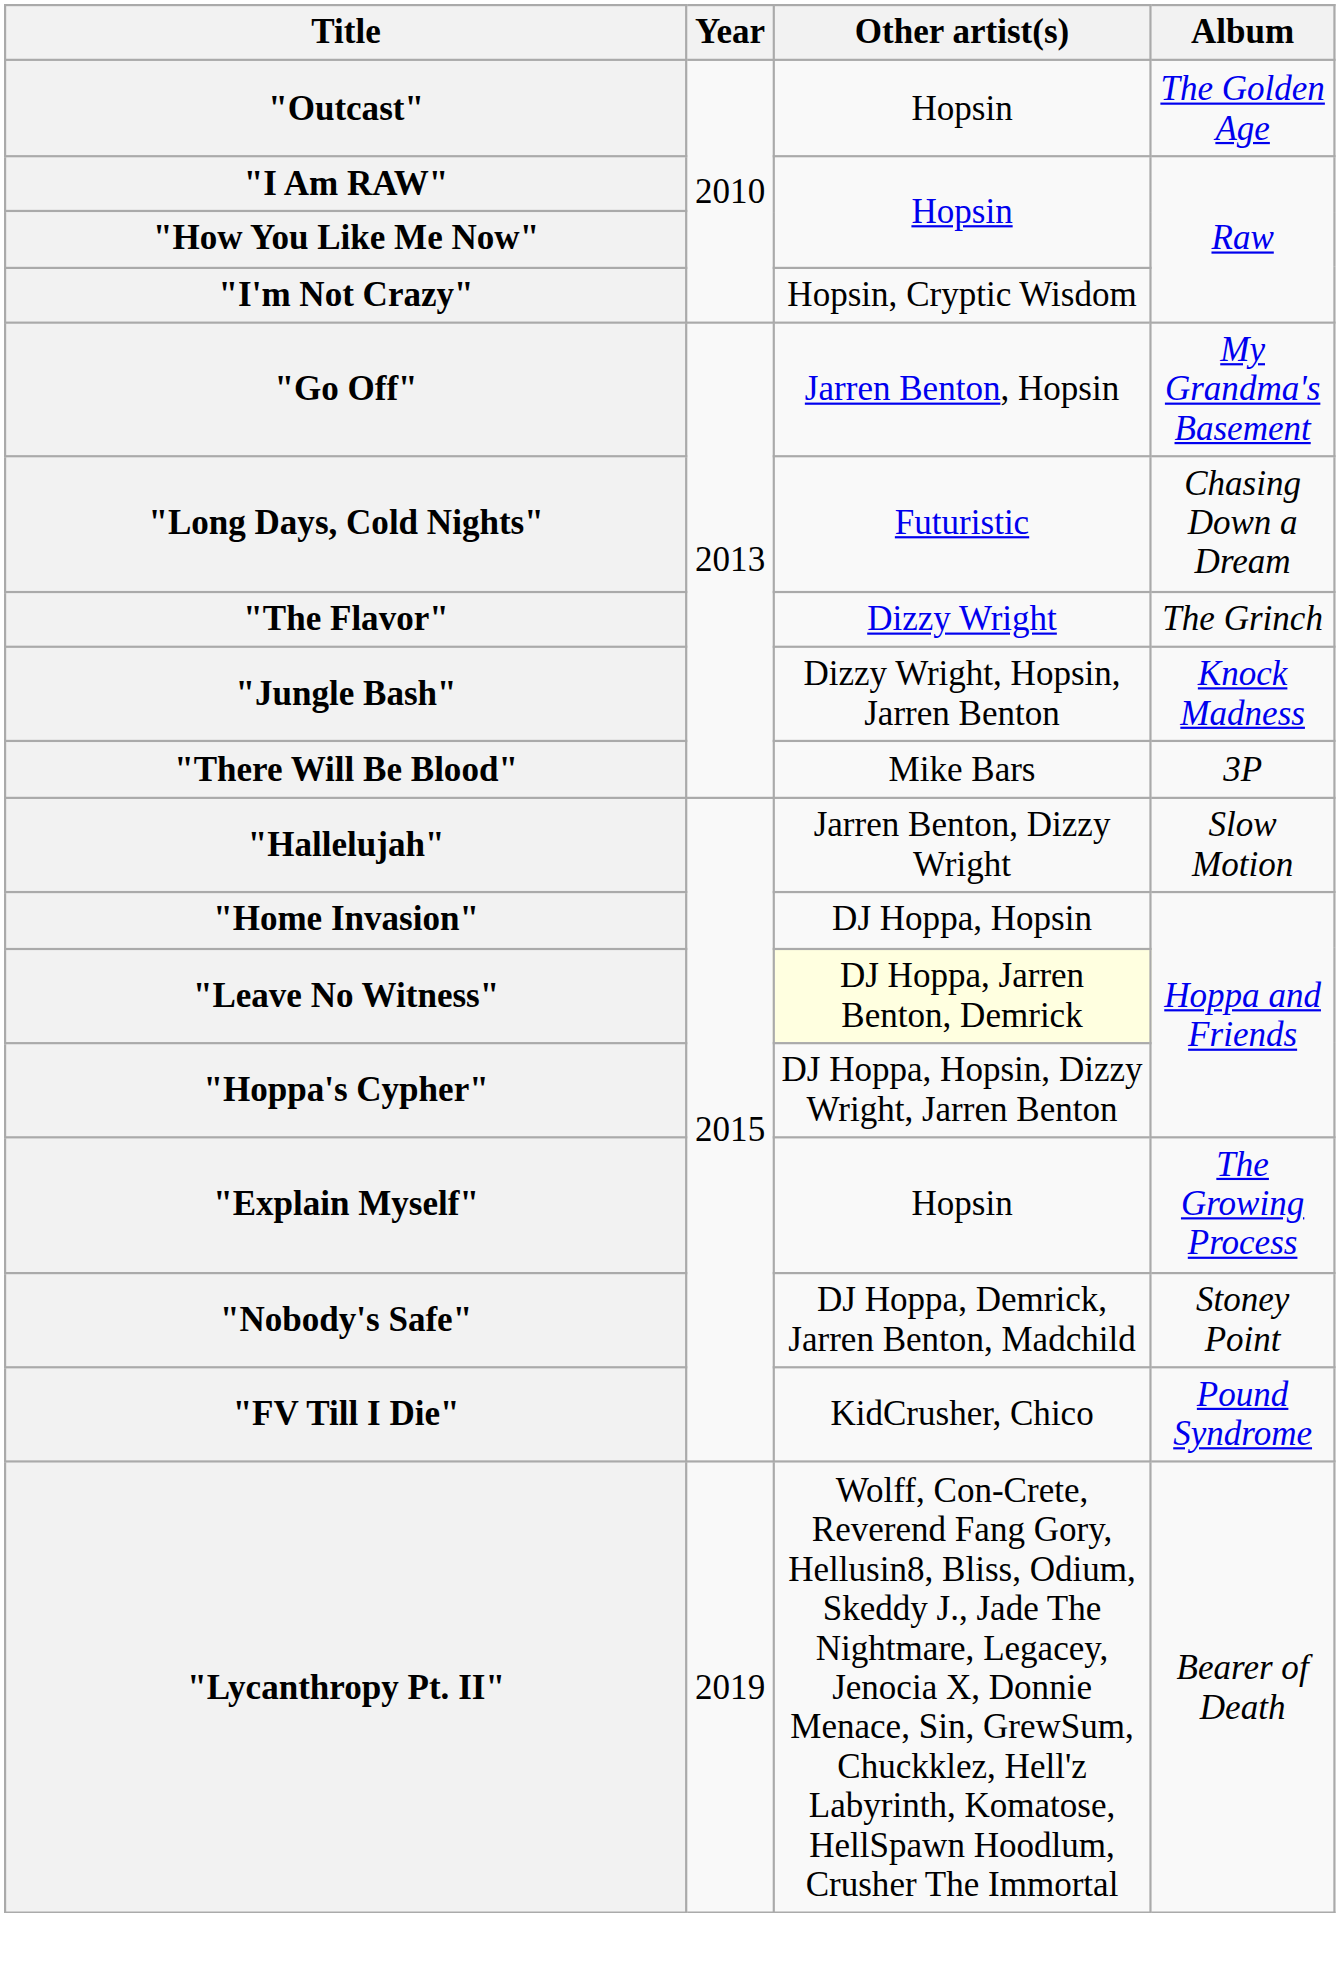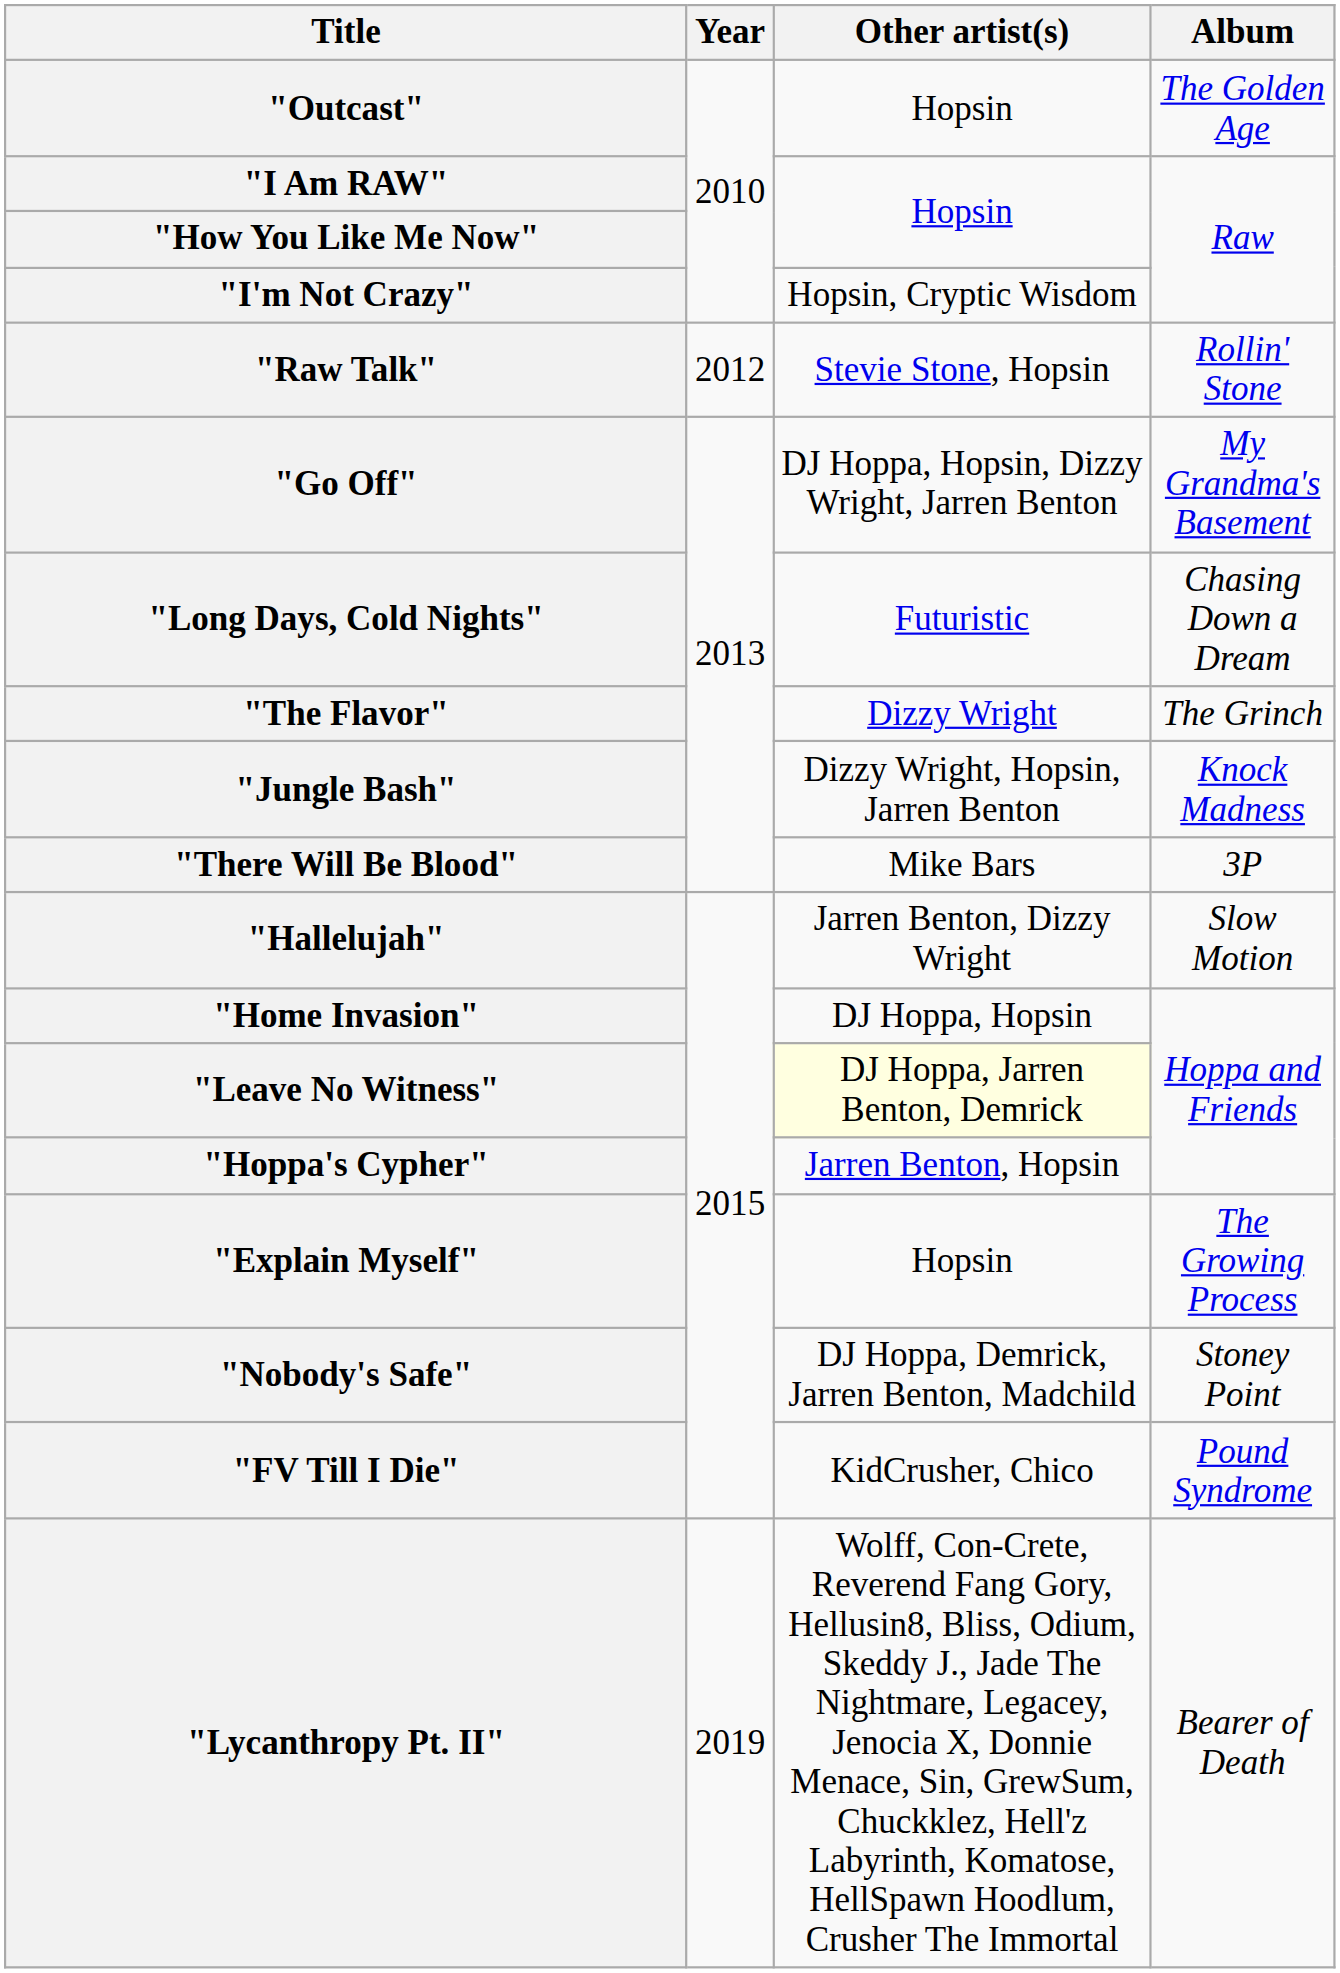+ row: (346, 369)
(962, 388) Jarren Benton, Hopsin -> (962, 483) DJ Hoppa, Hopsin, Dizzy Wright, Jarren Benton
(962, 1089) DJ Hoppa, Hopsin, Dizzy Wright, Jarren Benton -> (962, 1165) Jarren Benton, Hopsin
